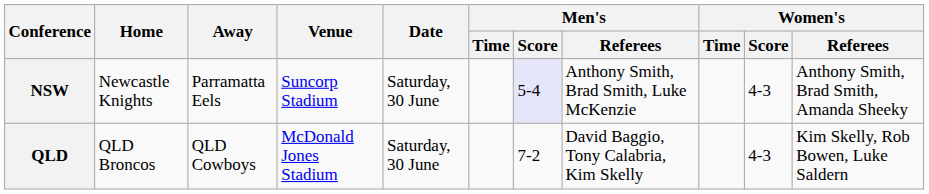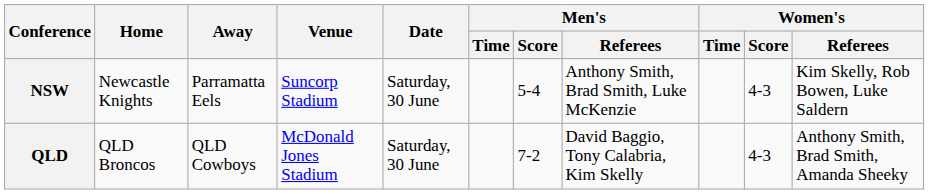(529, 90) lavender background -> (529, 90) no background
(852, 90) Anthony Smith, Brad Smith, Amanda Sheeky -> (853, 90) Kim Skelly, Rob Bowen, Luke Saldern
(853, 155) Kim Skelly, Rob Bowen, Luke Saldern -> (852, 155) Anthony Smith, Brad Smith, Amanda Sheeky
